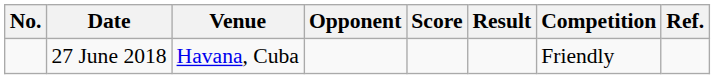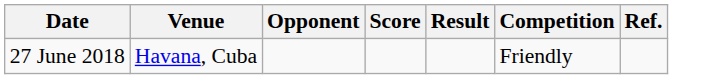- column: (26, 21)
